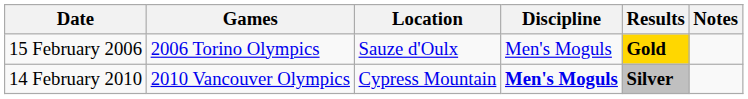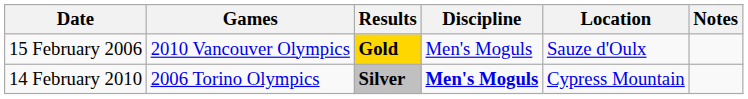columns swapped: (427, 19) <-> (656, 19)
(235, 49) 2006 Torino Olympics -> (250, 49) 2010 Vancouver Olympics
(250, 78) 2010 Vancouver Olympics -> (235, 78) 2006 Torino Olympics
